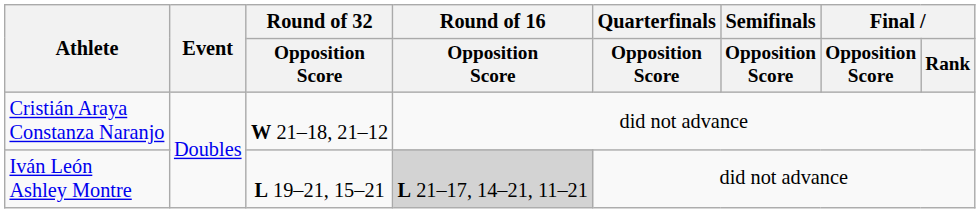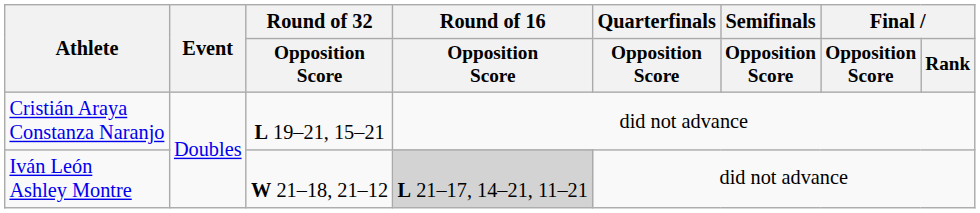(320, 133) W 21–18, 21–12 -> (320, 133) L 19–21, 15–21
(320, 190) L 19–21, 15–21 -> (320, 190) W 21–18, 21–12
